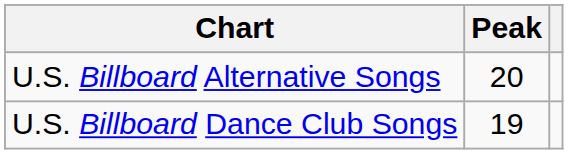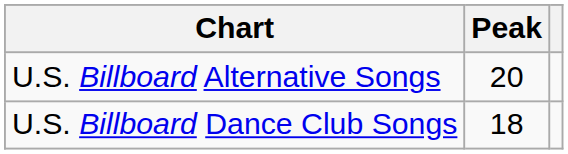(507, 124) 19 -> (507, 124) 18
